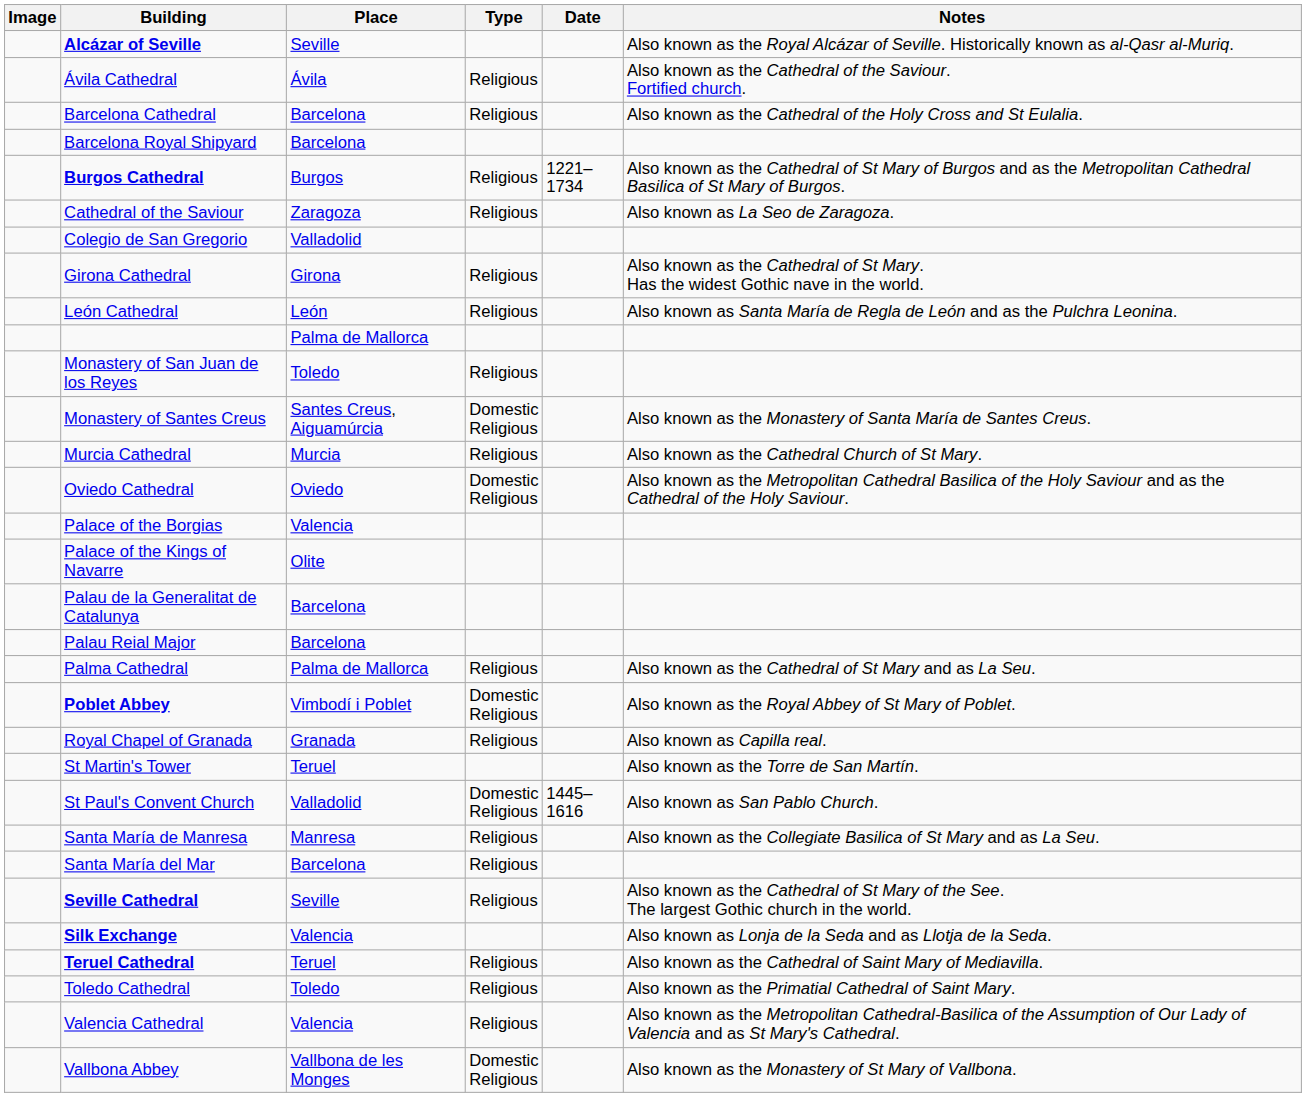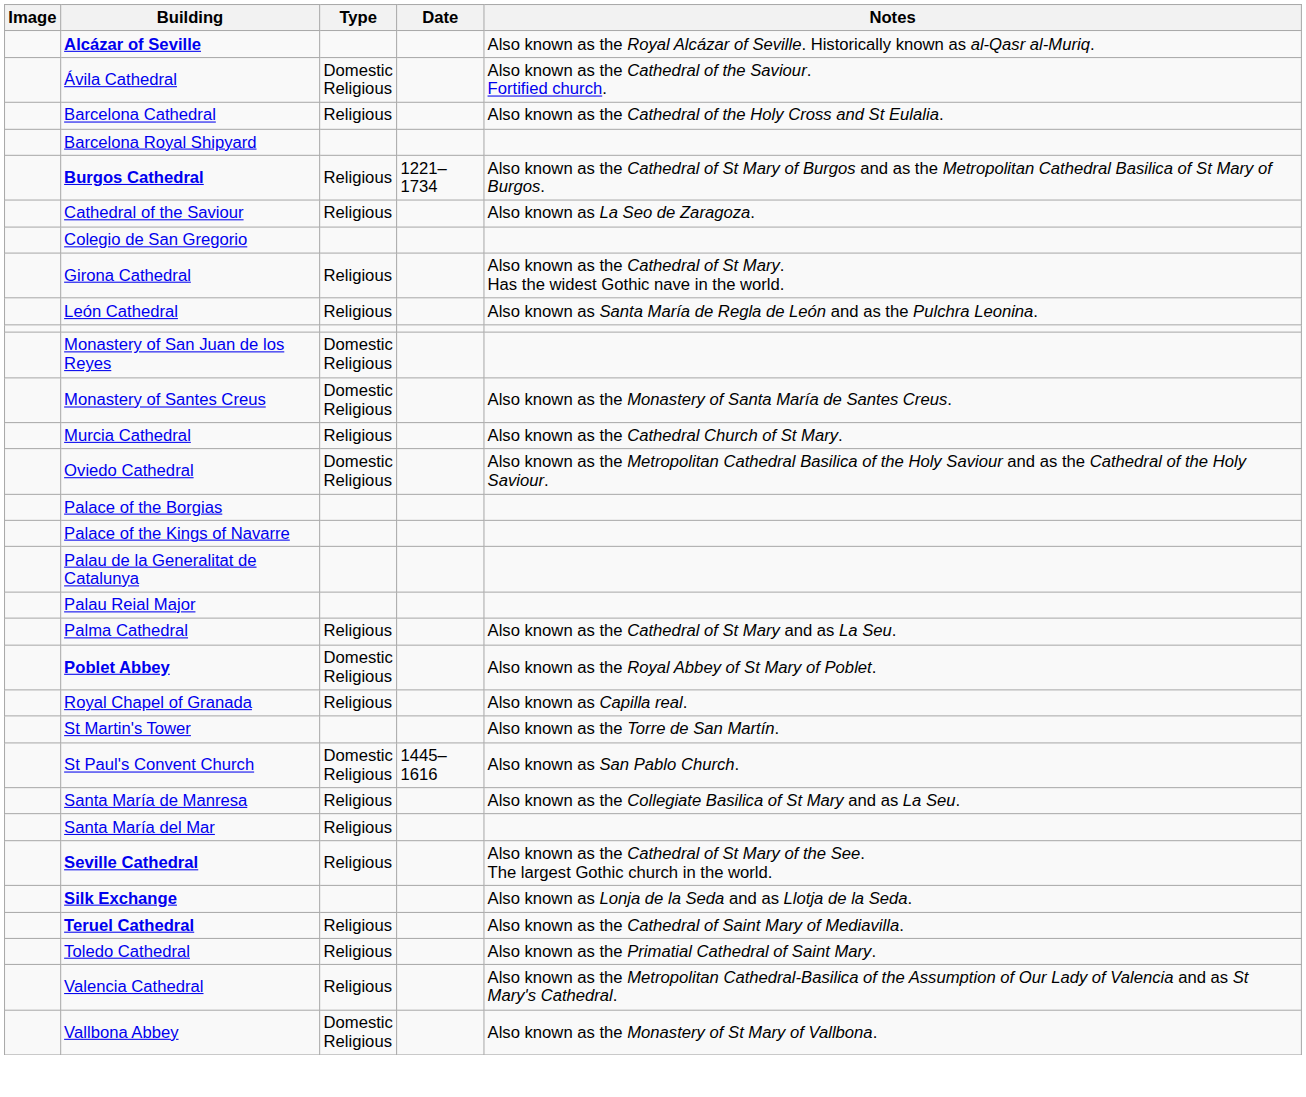- column: (376, 17)
(503, 79) Religious -> (358, 79) Domestic Religious
(503, 373) Religious -> (358, 354) Domestic Religious
